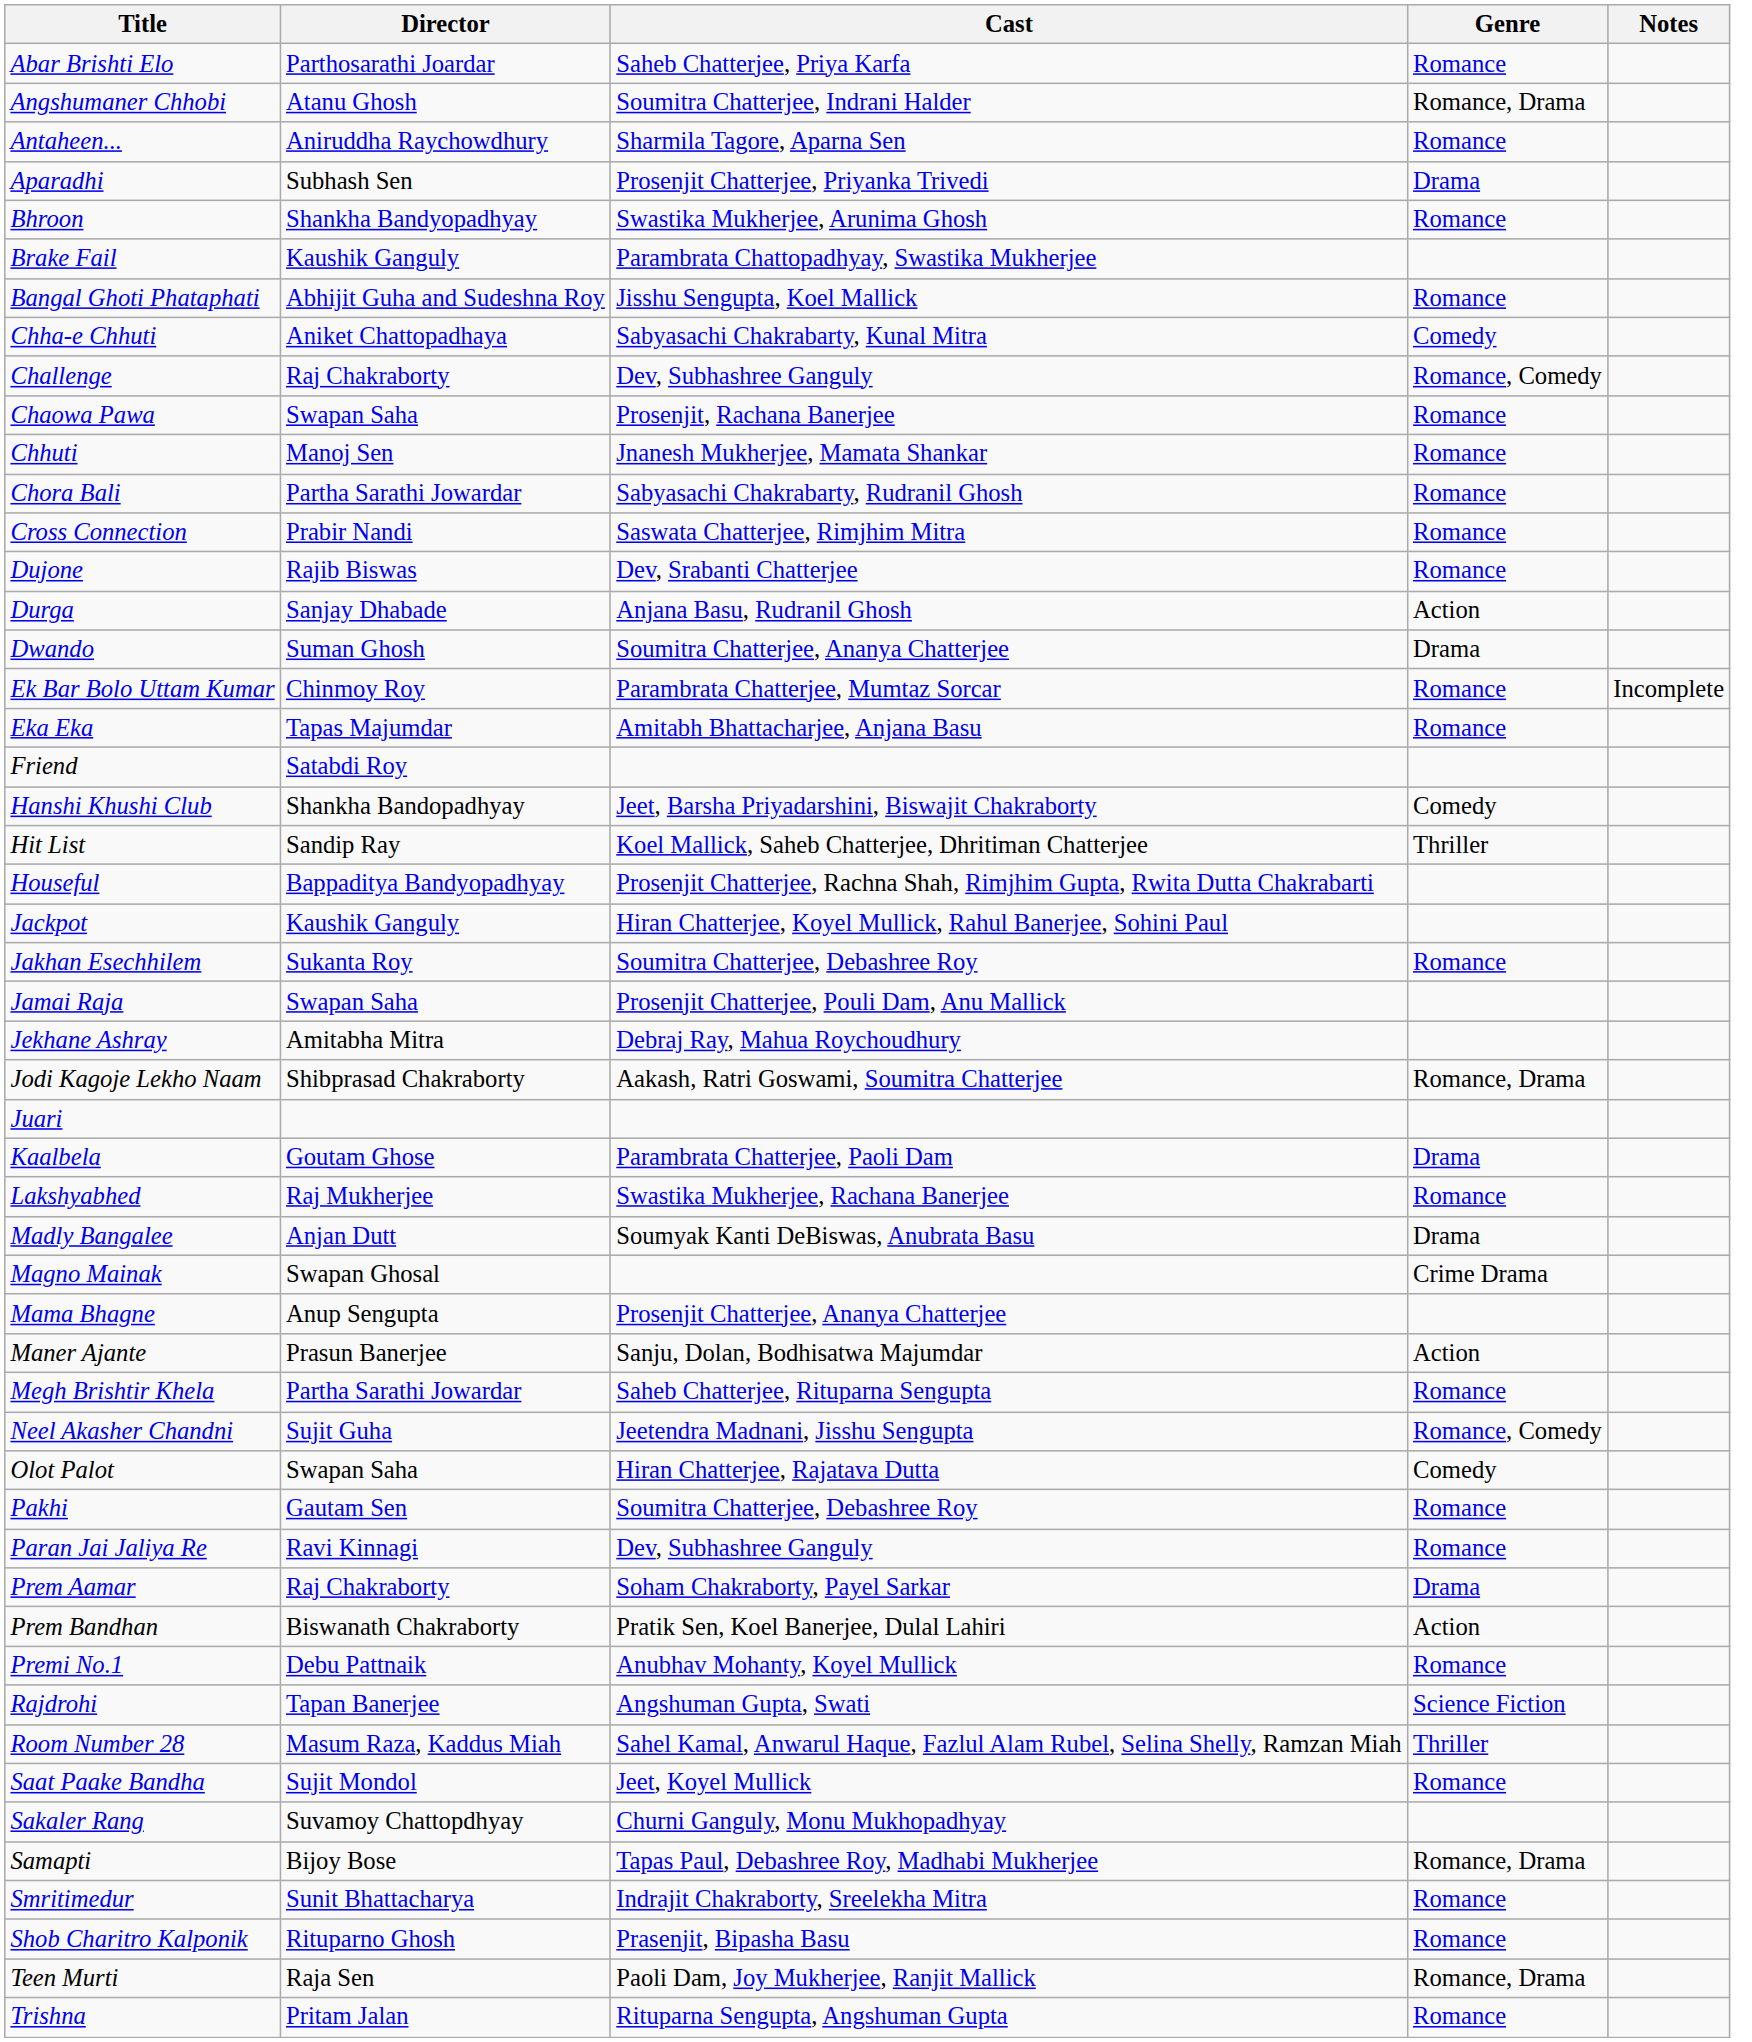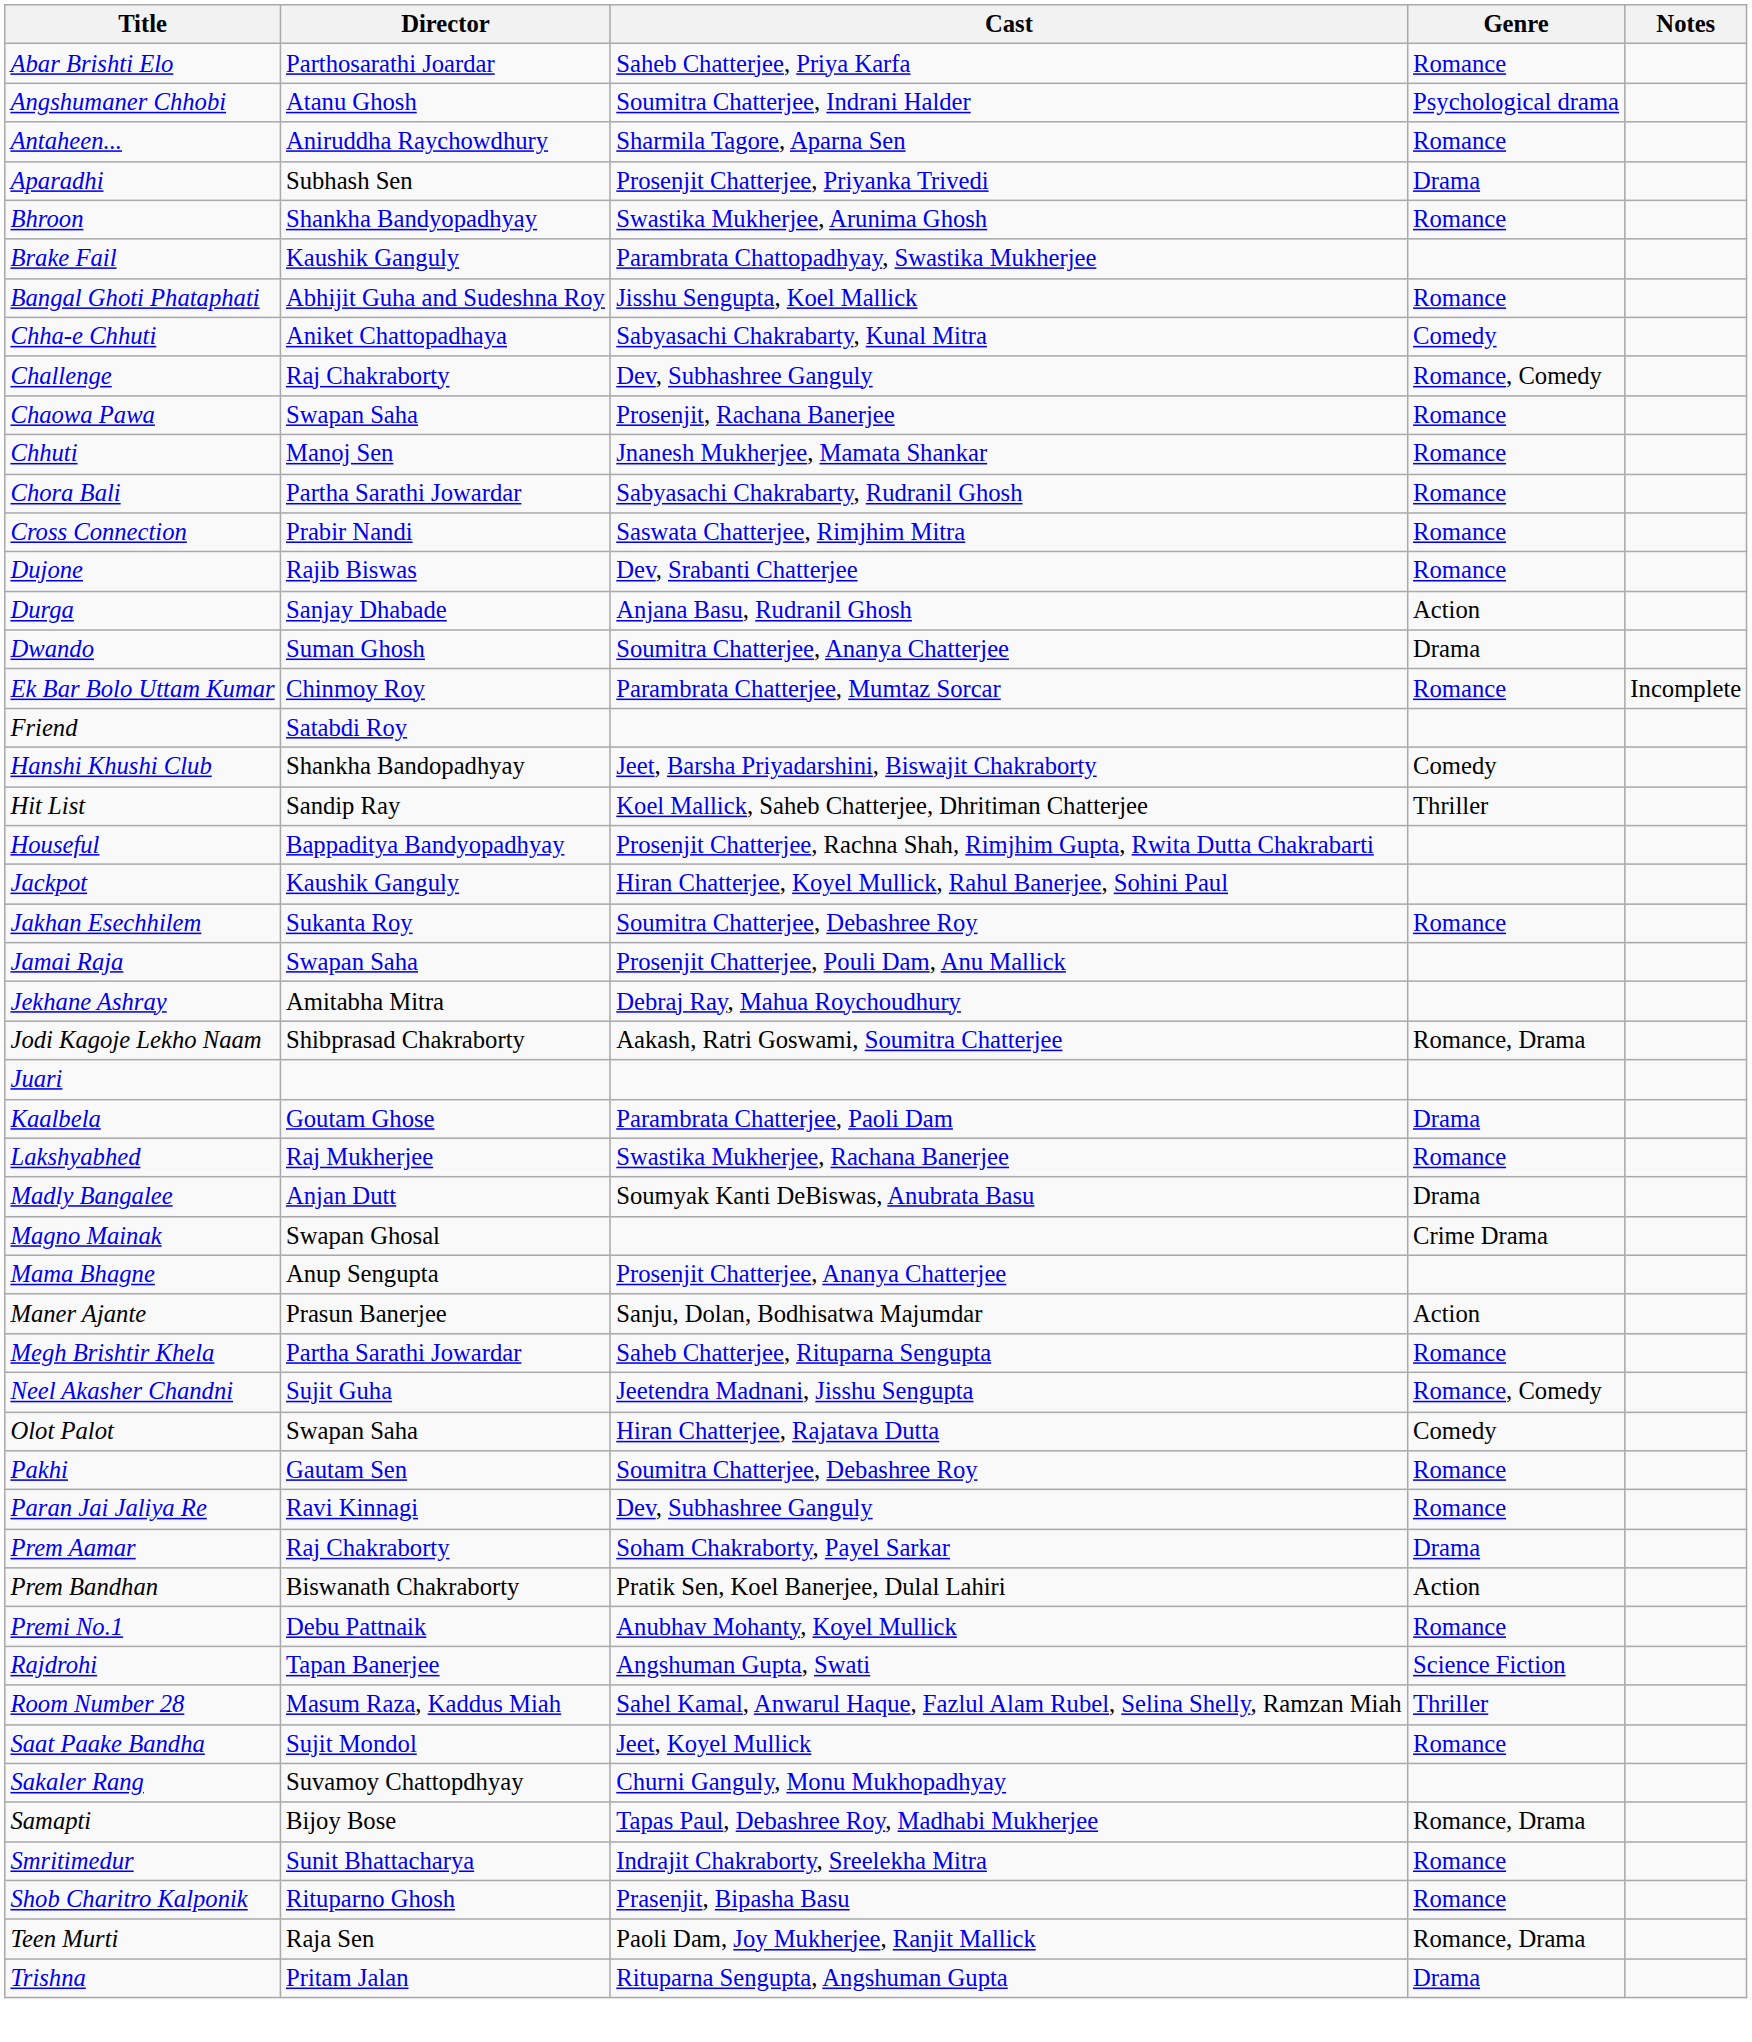(1499, 102) Romance, Drama -> (1516, 102) Psychological drama
- row: (52, 727)
(1460, 2016) Romance -> (1447, 1977) Drama
